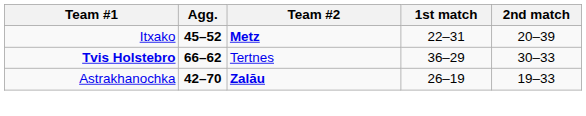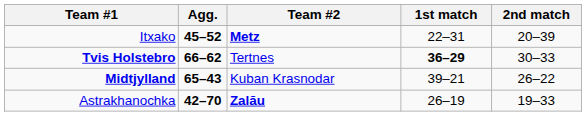(446, 57) normal -> (446, 57) bold
+ row: (140, 79)
